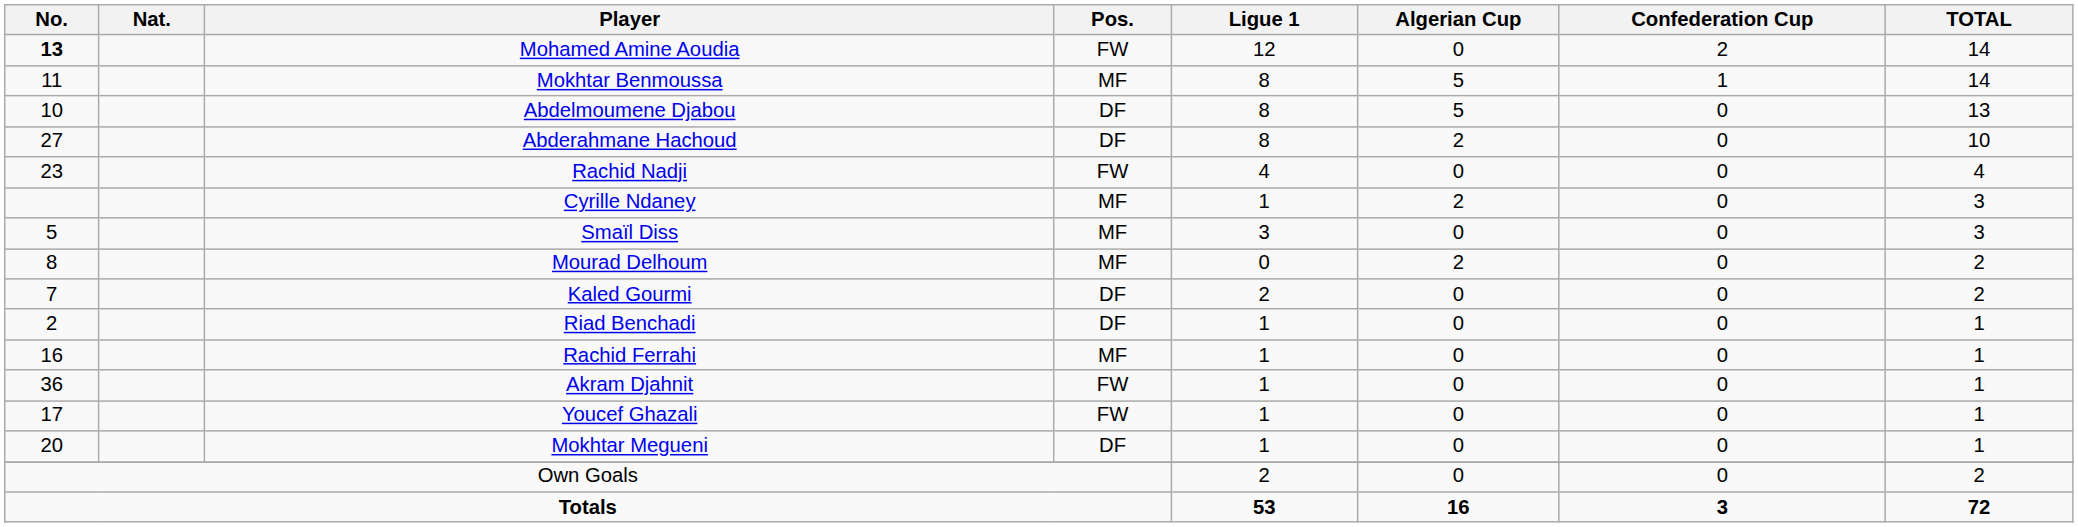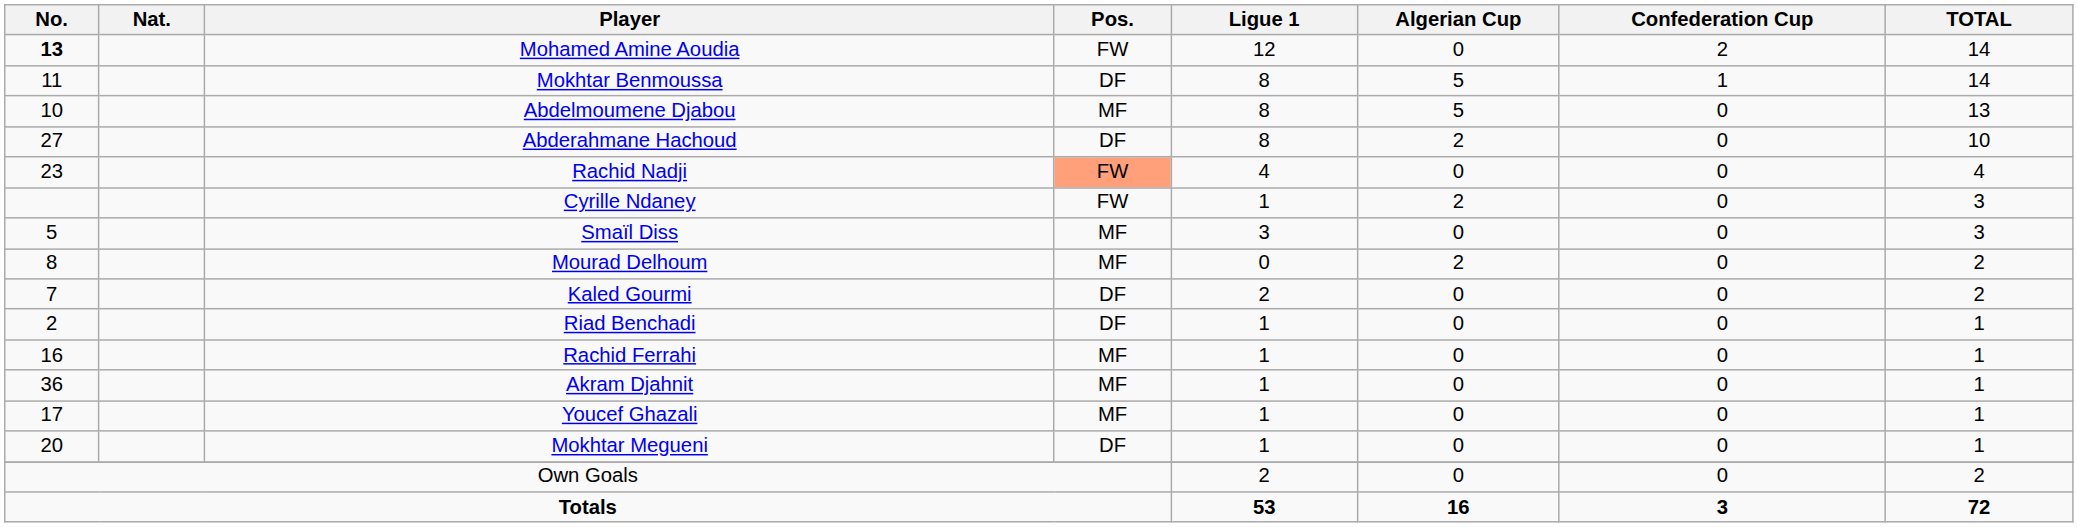(1113, 80) MF -> (1113, 80) DF
(1113, 110) DF -> (1113, 110) MF
(1113, 171) no background -> (1113, 171) lightsalmon background
(1113, 202) MF -> (1113, 202) FW
(1113, 384) FW -> (1113, 384) MF
(1113, 415) FW -> (1113, 415) MF
